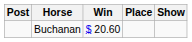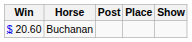columns swapped: (18, 12) <-> (103, 12)
